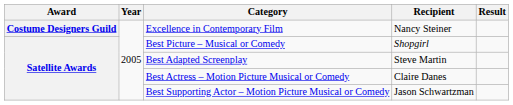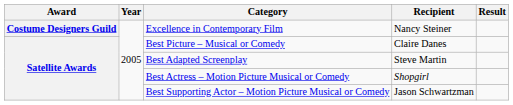(411, 44) Shopgirl -> (420, 44) Claire Danes
(420, 76) Claire Danes -> (411, 76) Shopgirl
